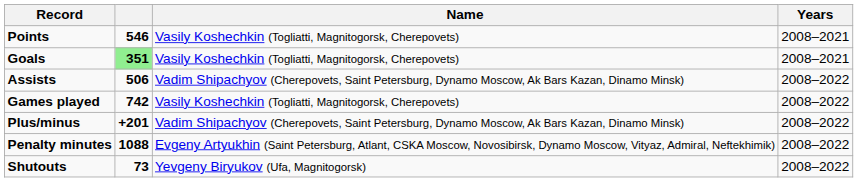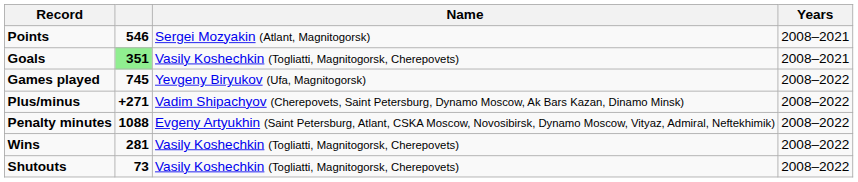(307, 36) Vasily Koshechkin (Togliatti, Magnitogorsk, Cherepovets) -> (263, 36) Sergei Mozyakin (Atlant, Magnitogorsk)
- row: (32, 79)
(137, 101) 742 -> (137, 79) 745
(307, 101) Vasily Koshechkin (Togliatti, Magnitogorsk, Cherepovets) -> (260, 79) Yevgeny Biryukov (Ufa, Magnitogorsk)
(133, 123) +201 -> (133, 101) +271
+ row: (24, 144)
(260, 166) Yevgeny Biryukov (Ufa, Magnitogorsk) -> (307, 166) Vasily Koshechkin (Togliatti, Magnitogorsk, Cherepovets)
